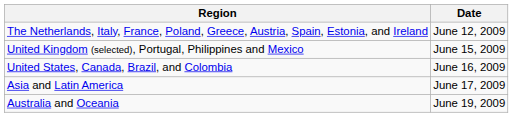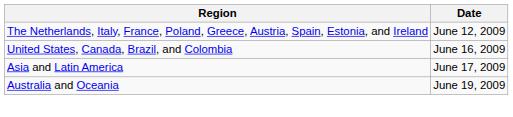- row: (155, 49)
